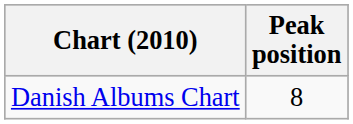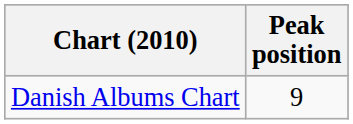(297, 97) 8 -> (297, 97) 9
